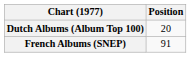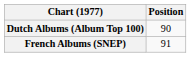(166, 28) 20 -> (166, 28) 90
